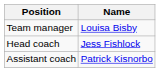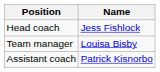rows swapped: (33, 43) <-> (40, 28)
